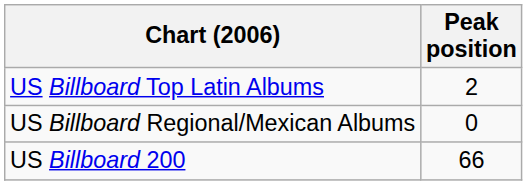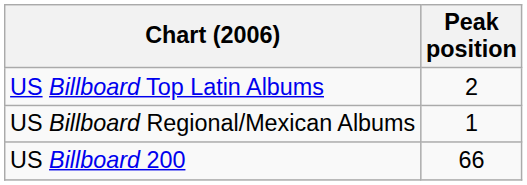(471, 123) 0 -> (471, 123) 1
